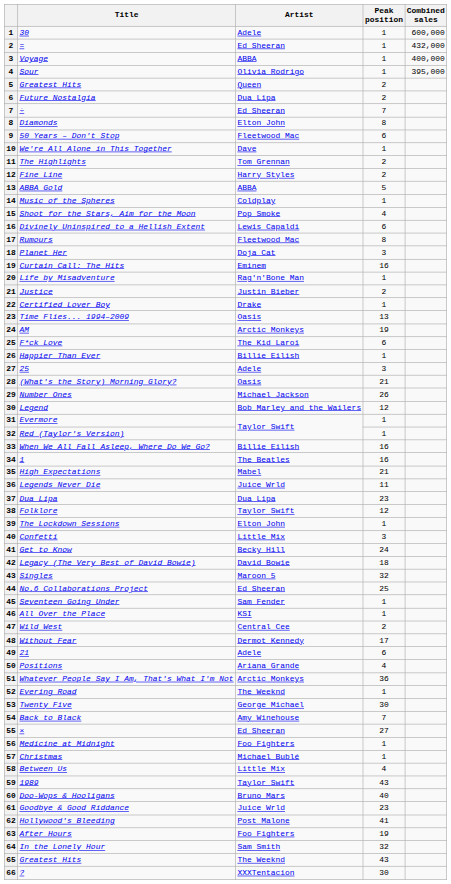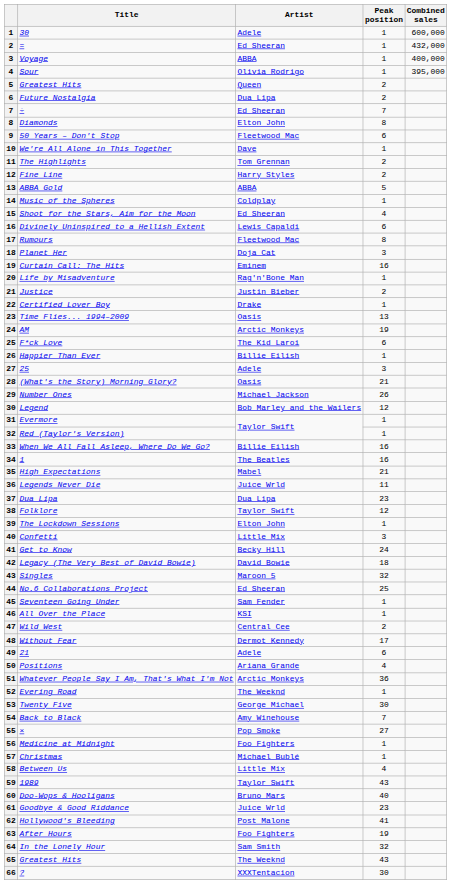(259, 214) Pop Smoke -> (261, 214) Ed Sheeran
(261, 731) Ed Sheeran -> (259, 731) Pop Smoke
